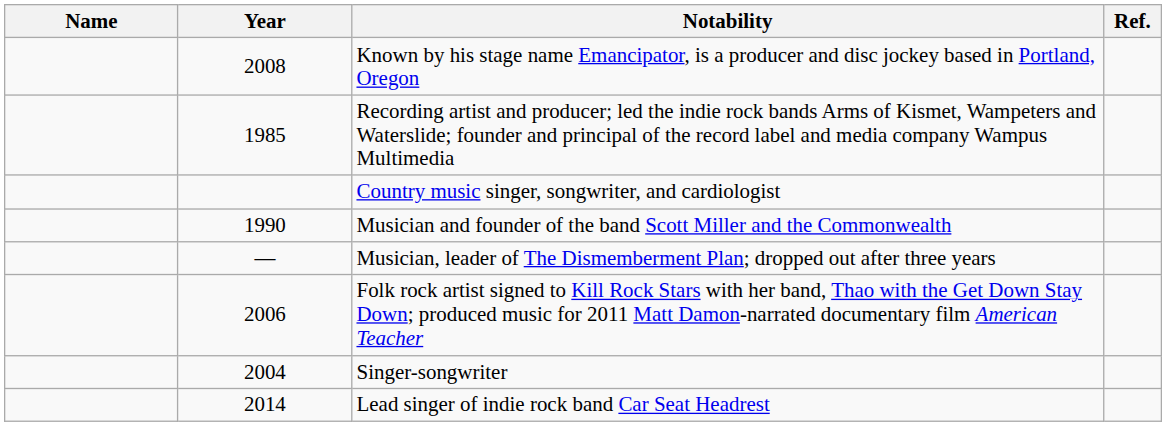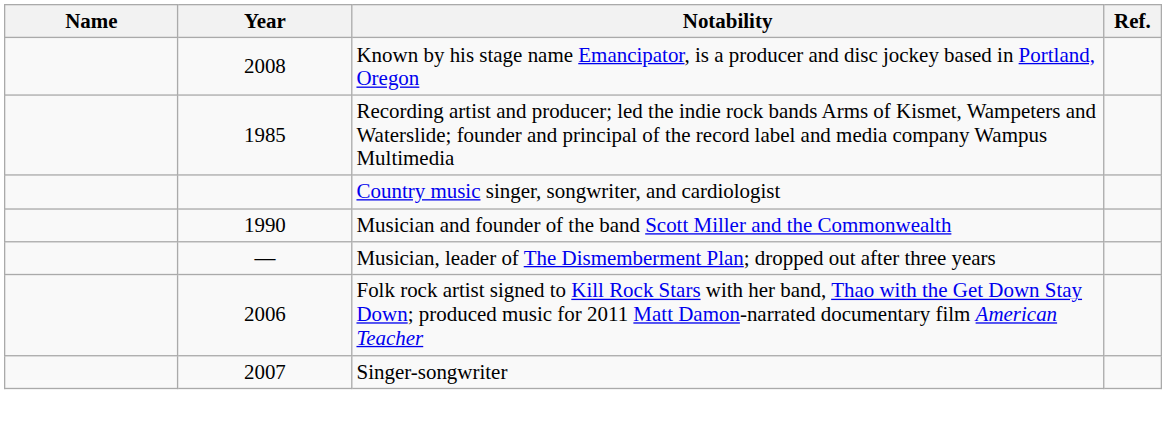(265, 371) 2004 -> (265, 371) 2007
- row: (563, 404)
